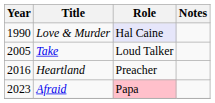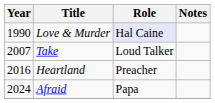(19, 51) 2005 -> (19, 51) 2007
(19, 88) 2023 -> (19, 88) 2024
(127, 88) pink background -> (127, 88) no background
